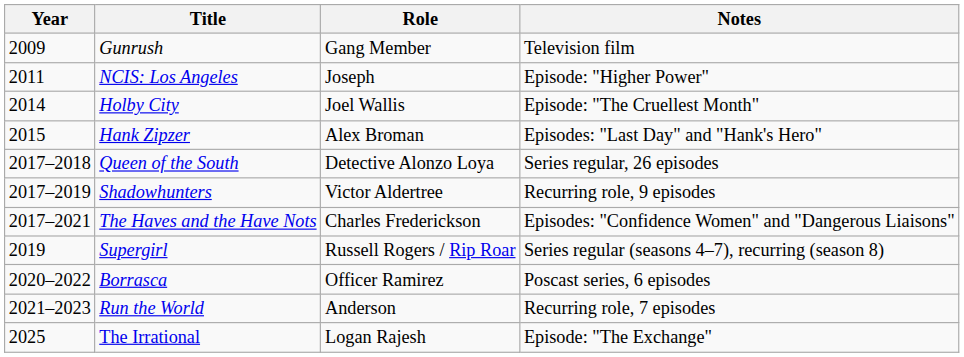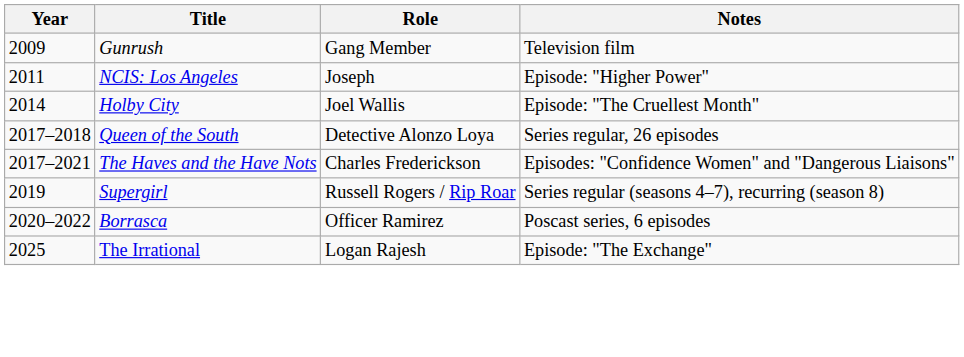- row: (145, 134)
- row: (156, 192)
- row: (152, 308)
